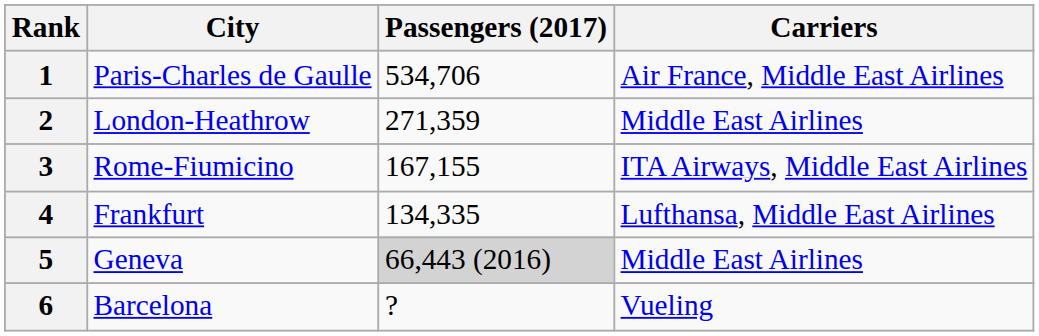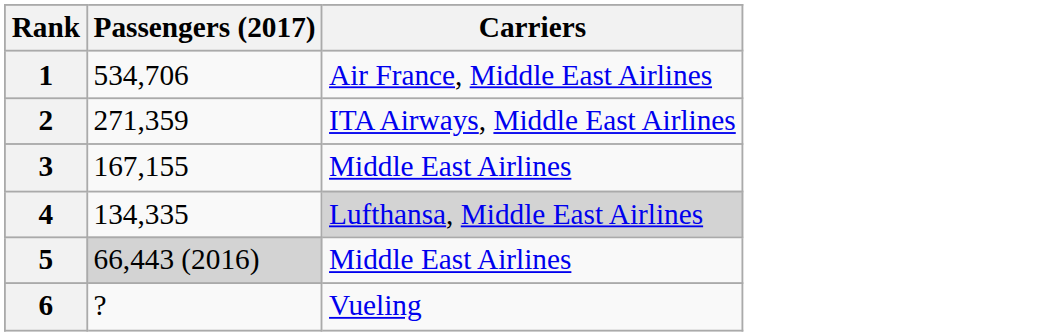- column: (233, 27)
(742, 120) Middle East Airlines -> (532, 120) ITA Airways, Middle East Airlines
(824, 167) ITA Airways, Middle East Airlines -> (450, 167) Middle East Airlines
(808, 213) no background -> (516, 213) lightgrey background
